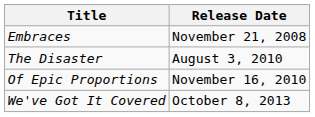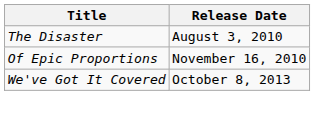- row: (39, 37)
